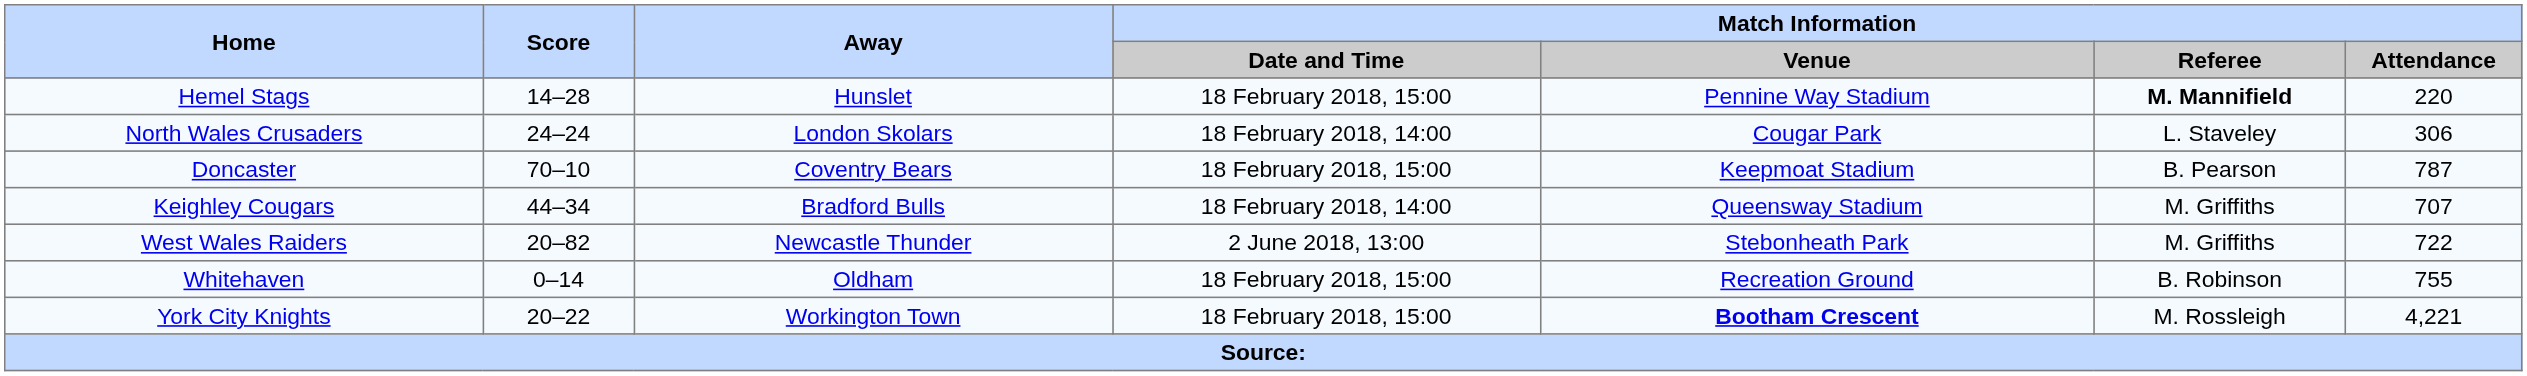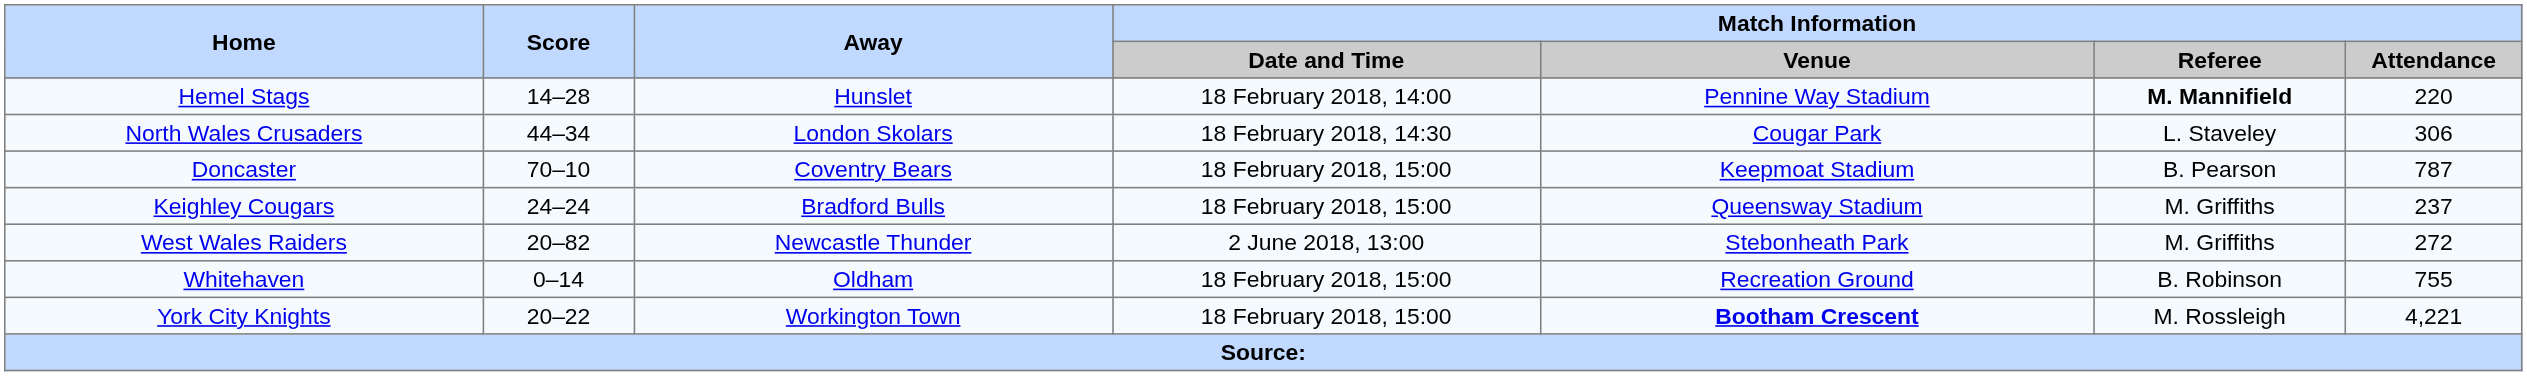(1326, 96) 18 February 2018, 15:00 -> (1326, 96) 18 February 2018, 14:00
(559, 133) 24–24 -> (559, 133) 44–34
(1326, 133) 18 February 2018, 14:00 -> (1326, 133) 18 February 2018, 14:30
(559, 206) 44–34 -> (559, 206) 24–24
(1326, 206) 18 February 2018, 14:00 -> (1326, 206) 18 February 2018, 15:00
(2434, 206) 707 -> (2434, 206) 237
(2434, 242) 722 -> (2434, 242) 272
